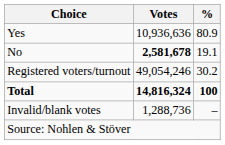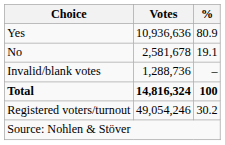(166, 52) bold -> (166, 52) normal
rows swapped: (54, 110) <-> (69, 71)
